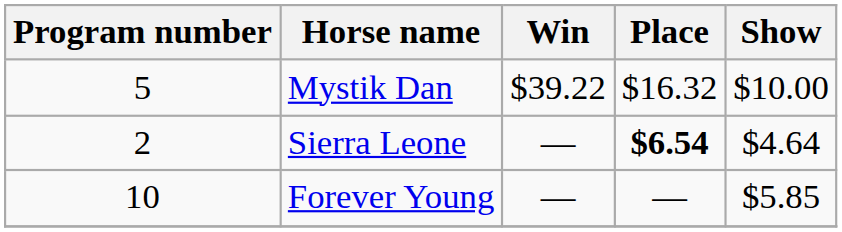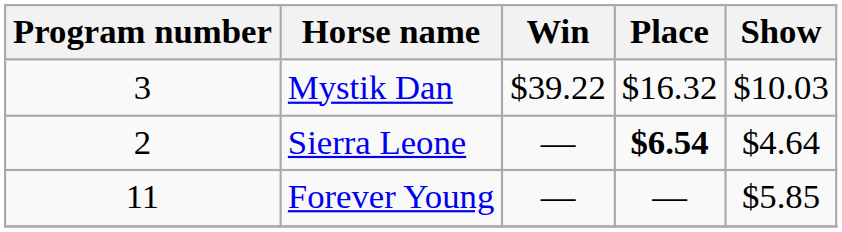(142, 87) 5 -> (142, 87) 3
(781, 87) $10.00 -> (781, 87) $10.03
(142, 197) 10 -> (142, 197) 11
